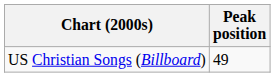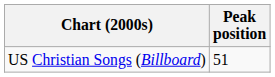(221, 59) 49 -> (221, 59) 51
